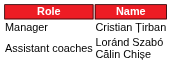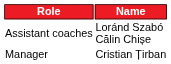rows swapped: (27, 27) <-> (49, 48)
